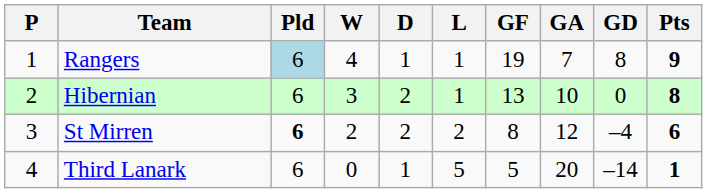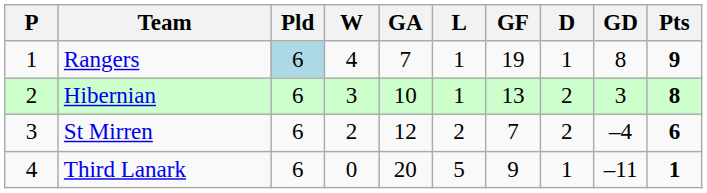columns swapped: (405, 22) <-> (567, 22)
(621, 95) 0 -> (621, 95) 3
(298, 132) bold -> (298, 132) normal
(513, 132) 8 -> (513, 132) 7
(513, 168) 5 -> (513, 168) 9
(621, 168) –14 -> (621, 168) –11
